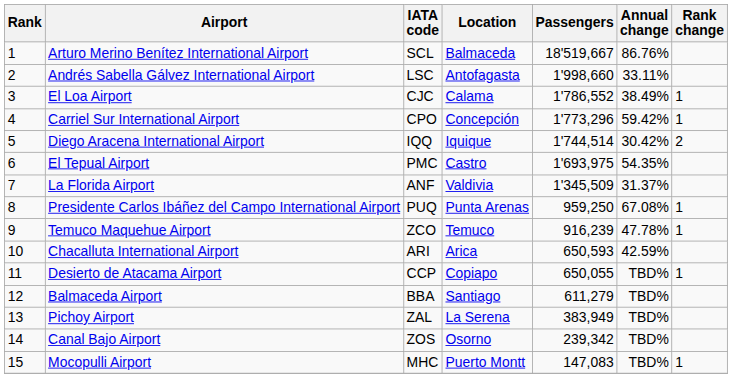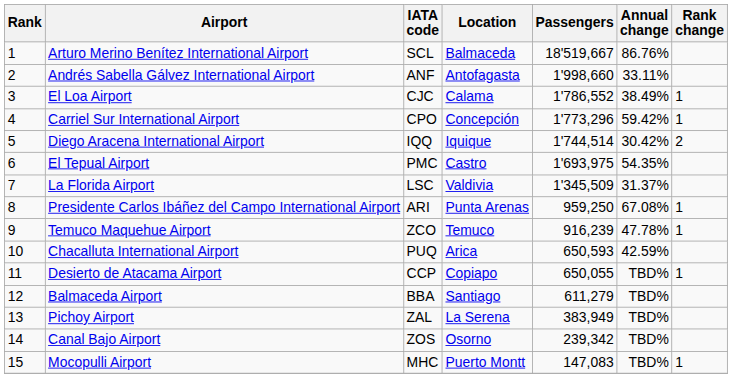(420, 75) LSC -> (420, 75) ANF
(420, 185) ANF -> (420, 185) LSC
(422, 207) PUQ -> (418, 207) ARI
(418, 251) ARI -> (422, 251) PUQ
